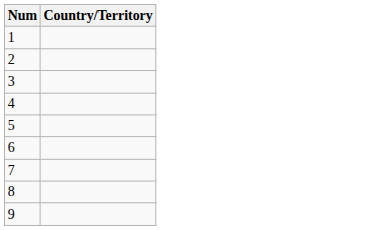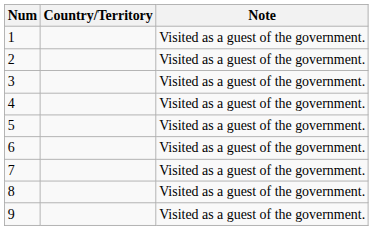+ column: (262, 15)
